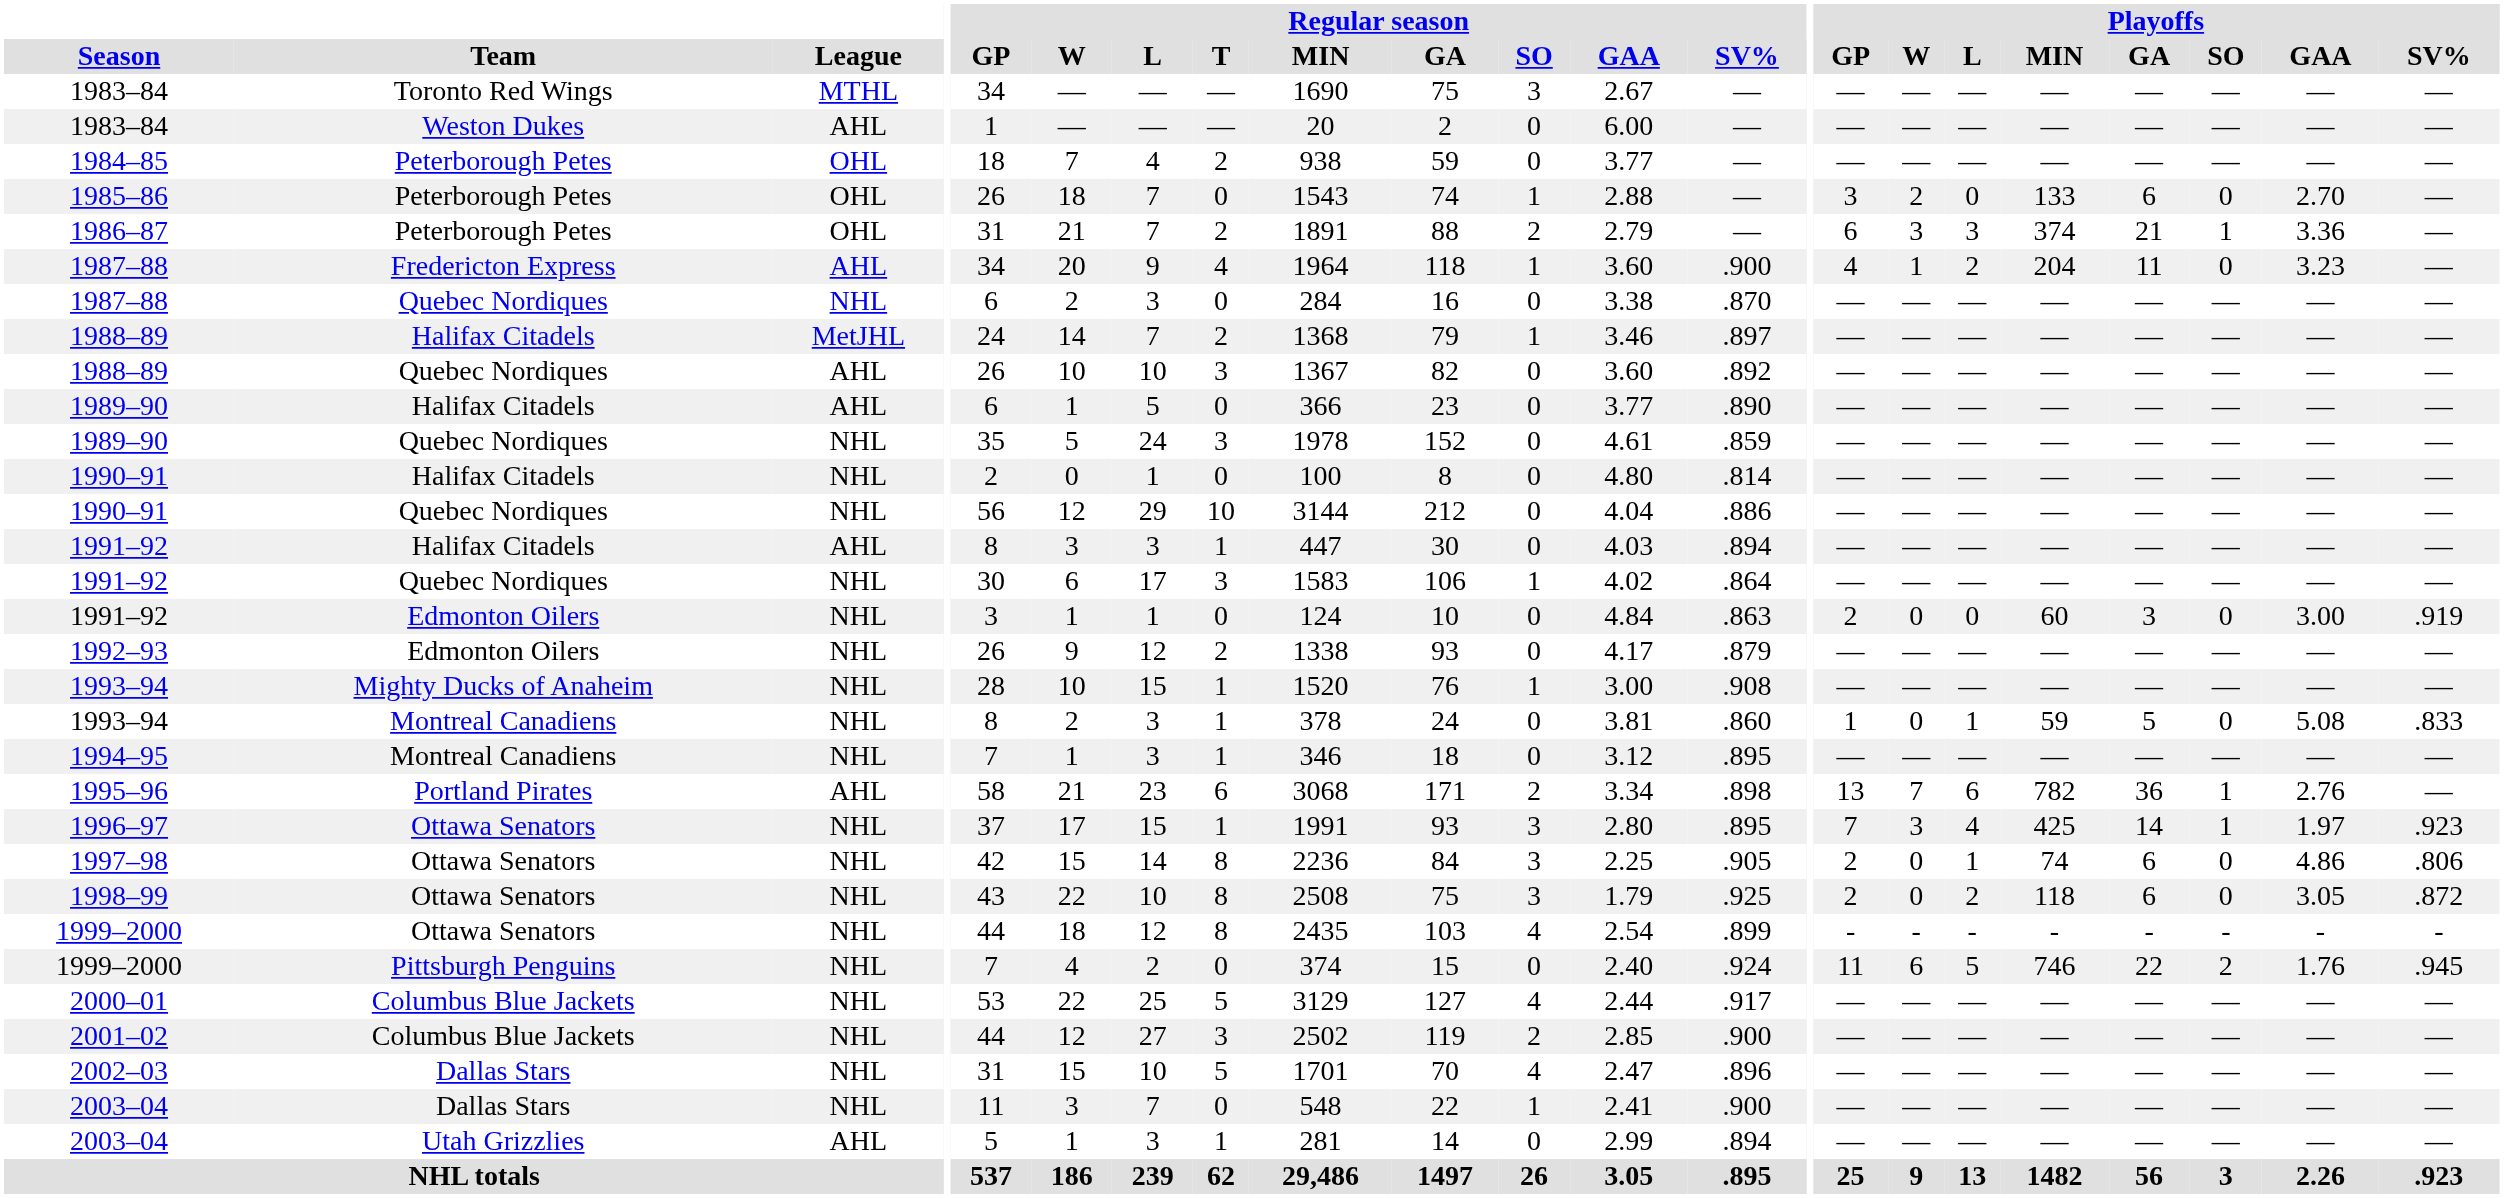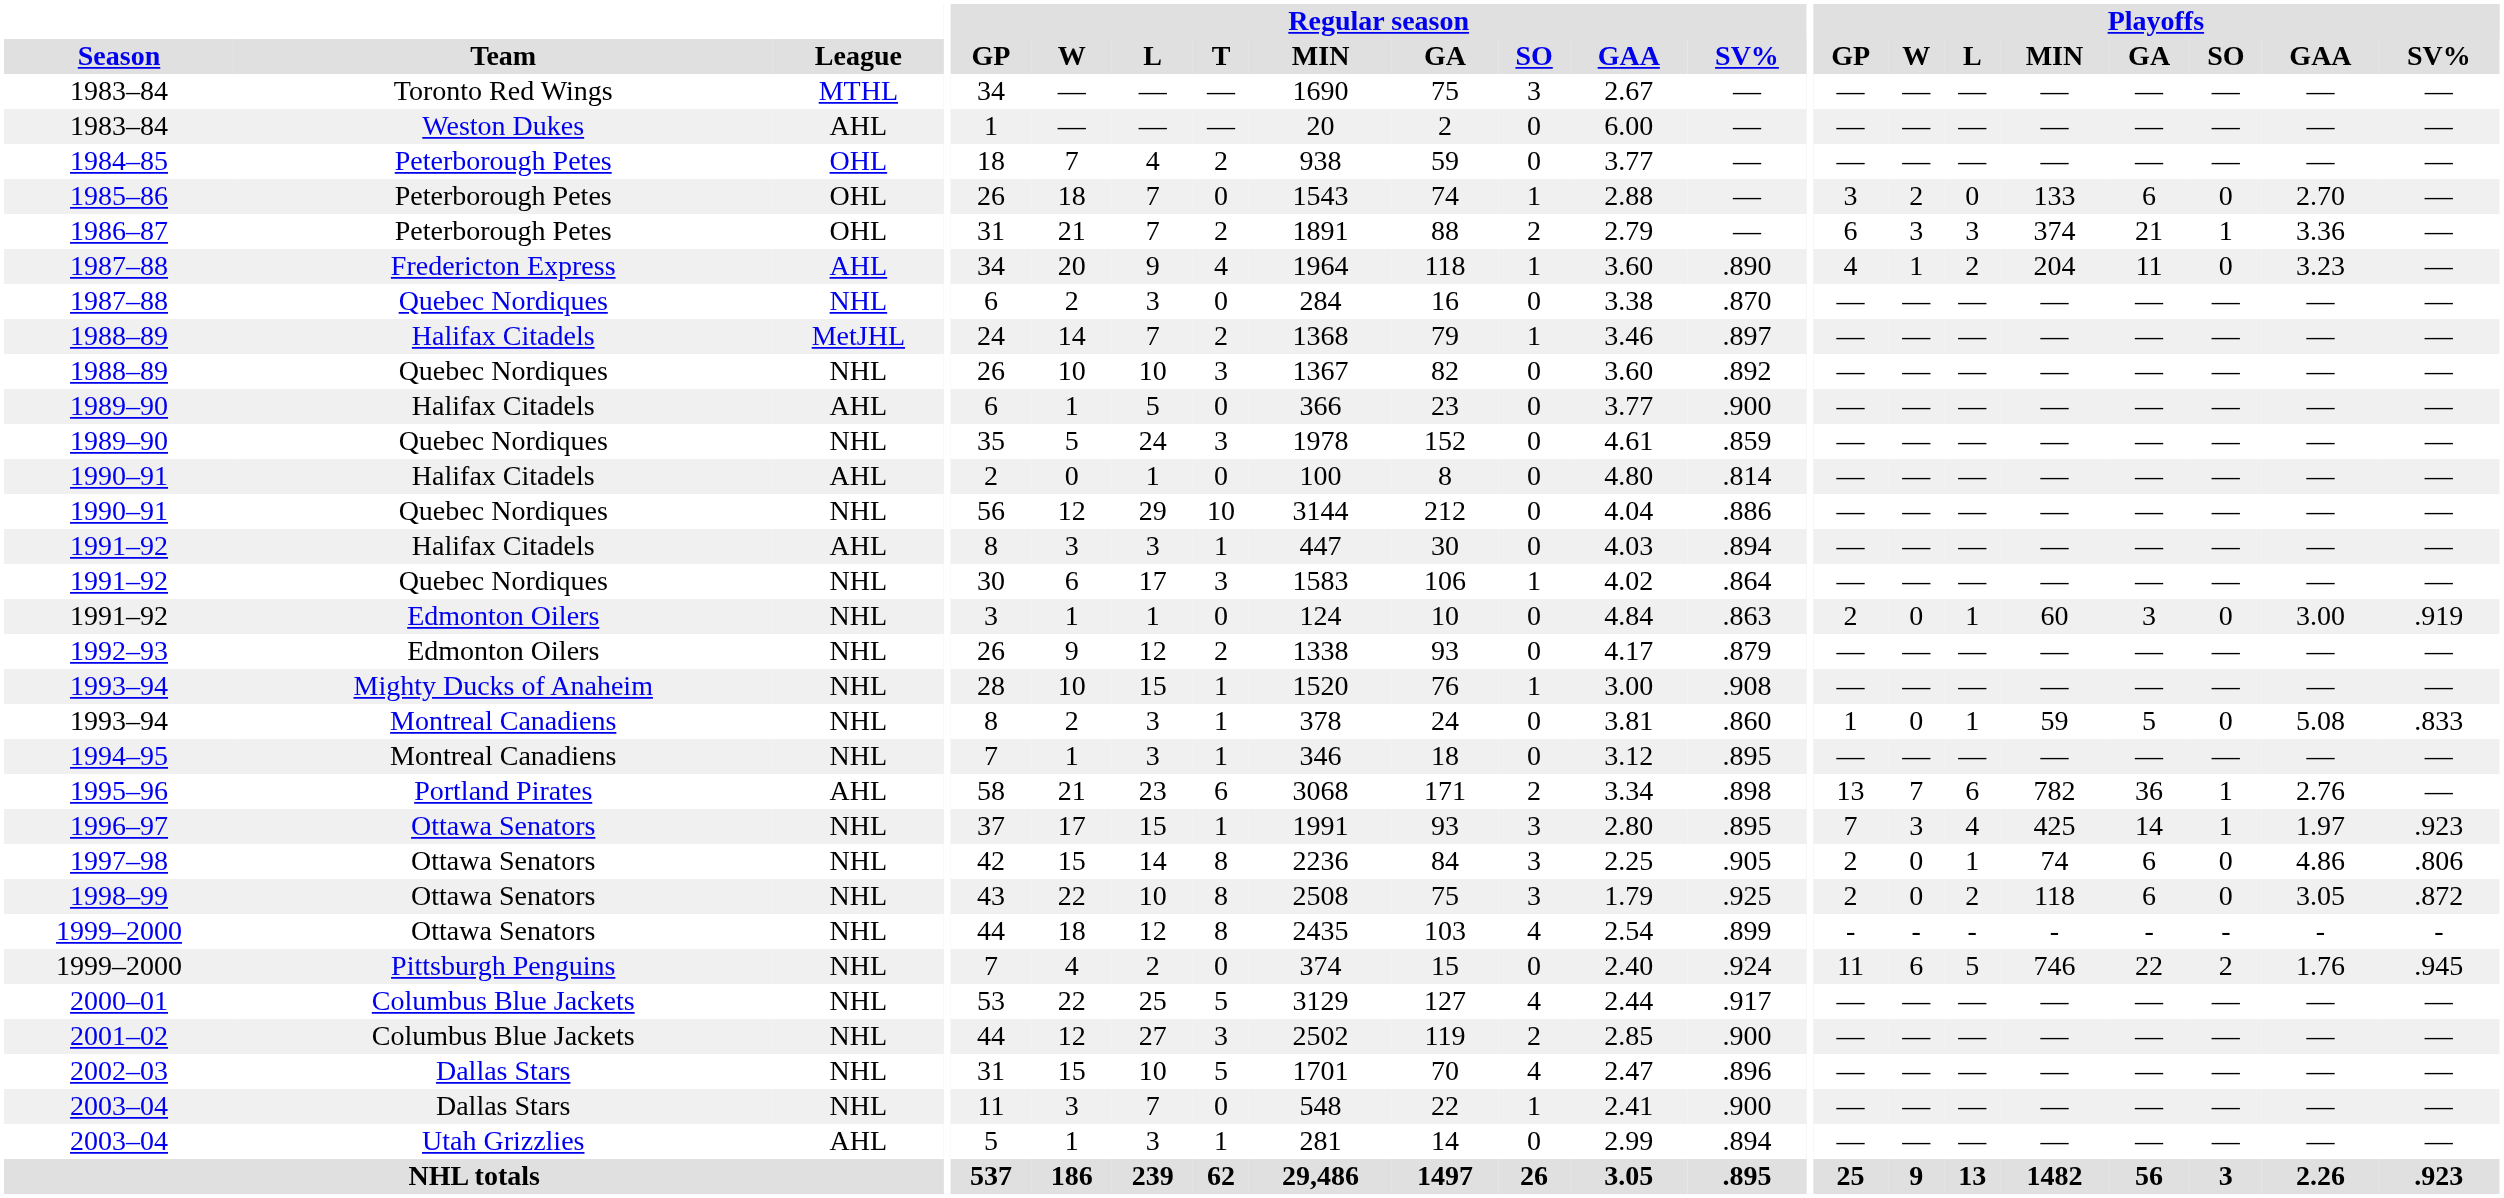(1747, 266) .900 -> (1747, 266) .890
(858, 371) AHL -> (858, 371) NHL
(1747, 406) .890 -> (1747, 406) .900
(858, 476) NHL -> (858, 476) AHL
(1972, 616) 0 -> (1972, 616) 1
